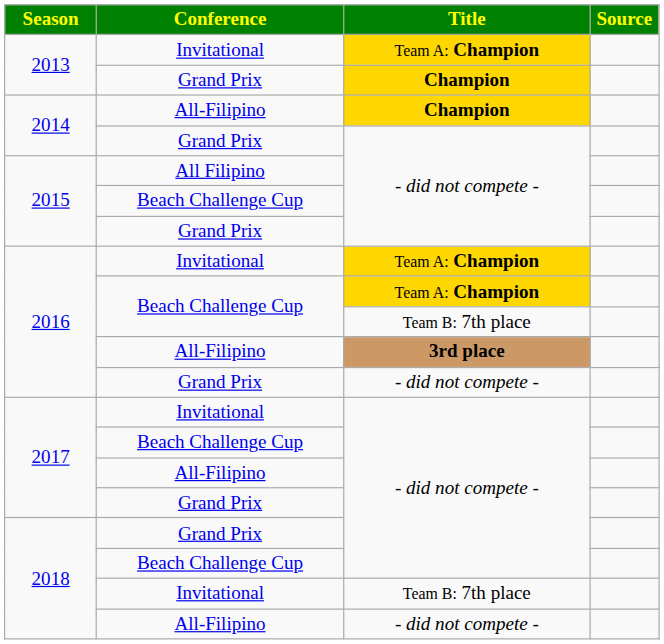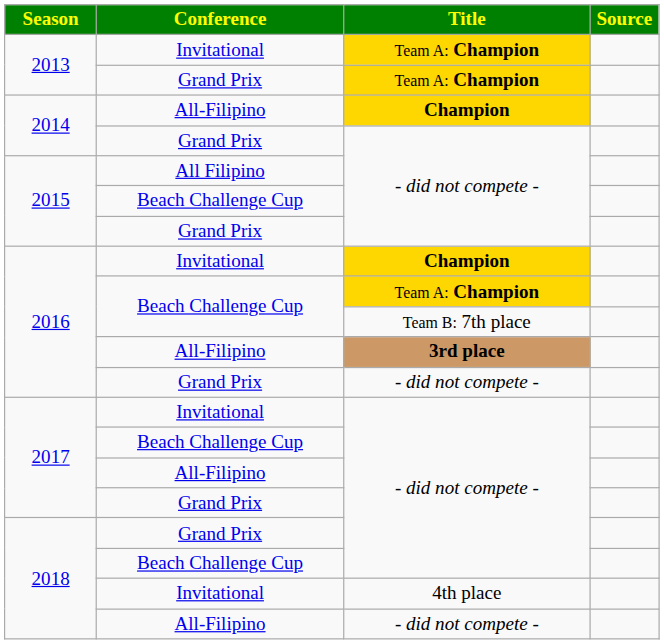(467, 79) Champion -> (467, 79) Team A: Champion
(467, 261) Team A: Champion -> (467, 261) Champion
(467, 593) Team B: 7th place -> (467, 593) 4th place
